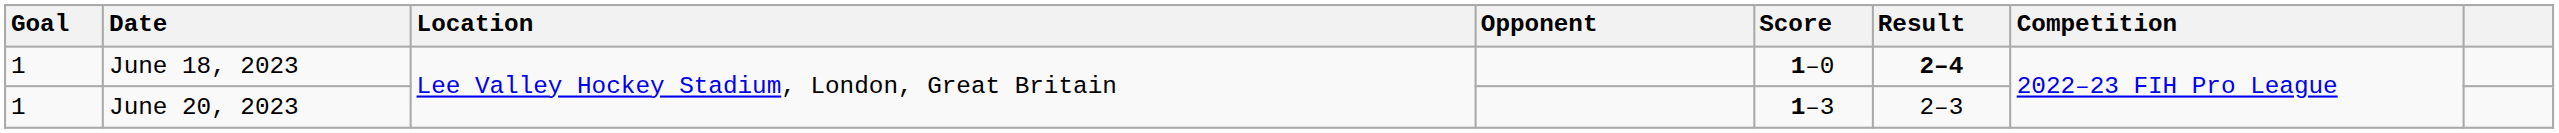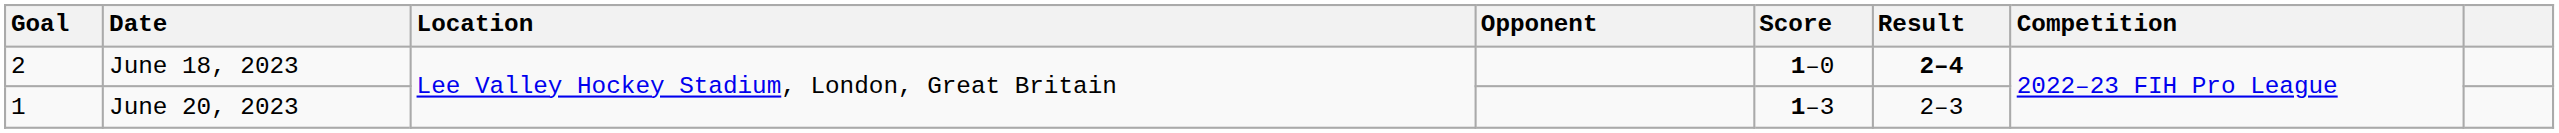(18, 66) 1 -> (18, 66) 2
